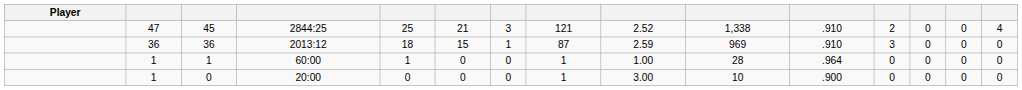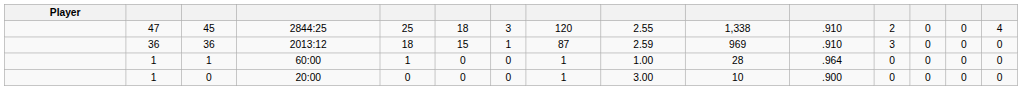(463, 28) 21 -> (463, 28) 18
(564, 28) 121 -> (564, 28) 120
(643, 28) 2.52 -> (643, 28) 2.55
